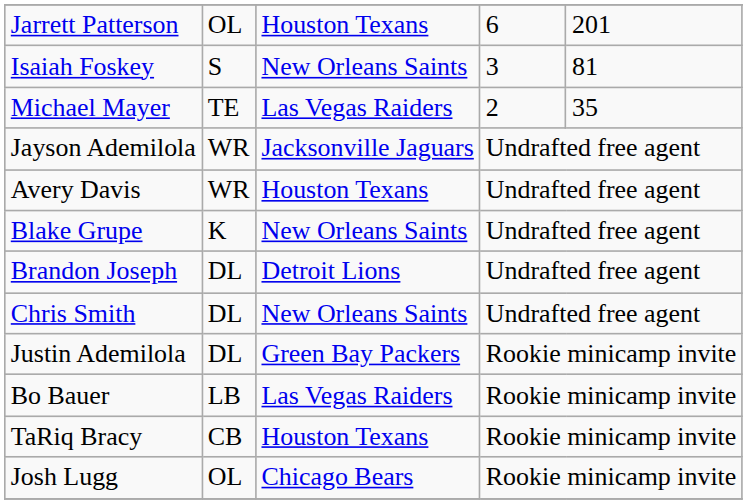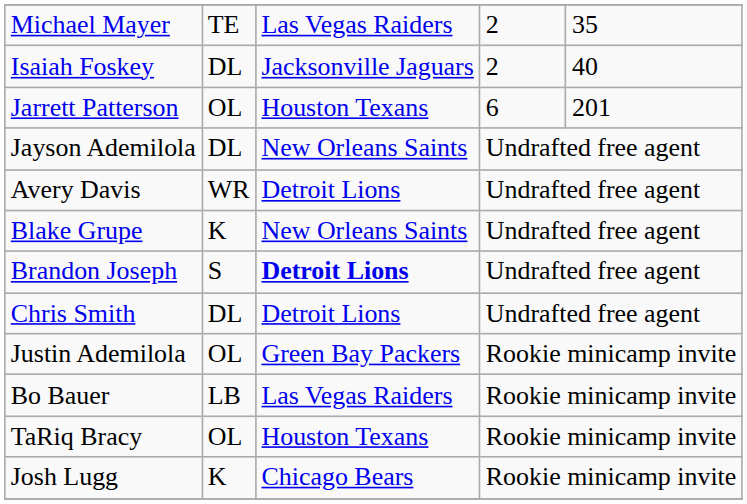rows swapped: (90, 107) <-> (95, 25)
(215, 66) S -> (225, 66) DL
(364, 66) New Orleans Saints -> (368, 66) Jacksonville Jaguars
(492, 66) 3 -> (492, 66) 2
(585, 66) 81 -> (585, 66) 40
(229, 148) WR -> (225, 148) DL
(368, 148) Jacksonville Jaguars -> (364, 148) New Orleans Saints
(345, 189) Houston Texans -> (331, 189) Detroit Lions
(225, 271) DL -> (215, 271) S
(331, 271) normal -> (335, 271) bold
(364, 312) New Orleans Saints -> (331, 312) Detroit Lions
(225, 353) DL -> (225, 353) OL
(225, 436) CB -> (225, 436) OL
(225, 477) OL -> (217, 477) K
